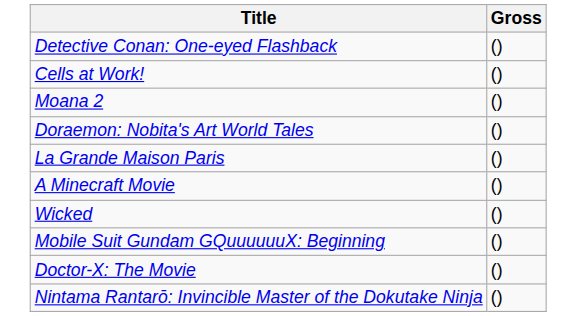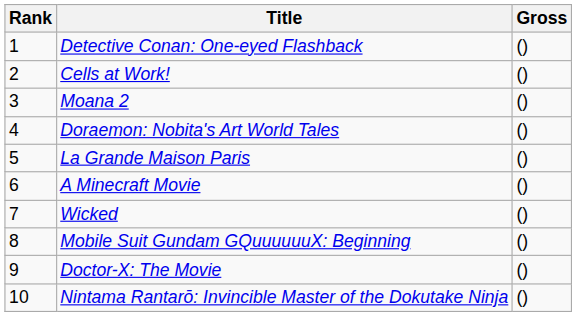+ column: (31, 18)
